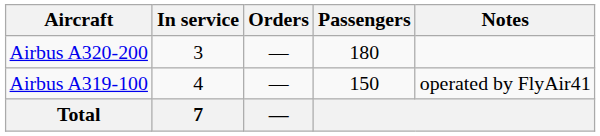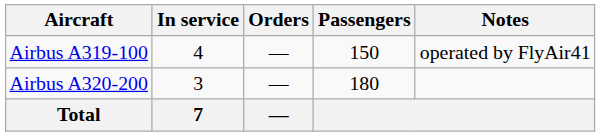rows swapped: (79, 83) <-> (79, 51)
